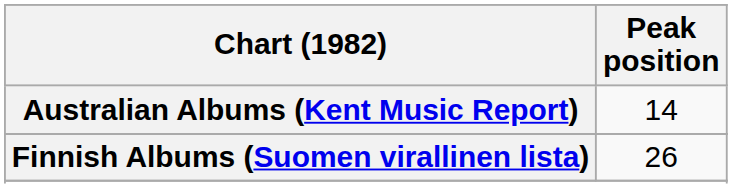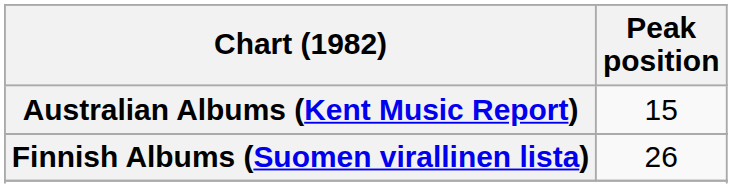(661, 109) 14 -> (661, 109) 15
